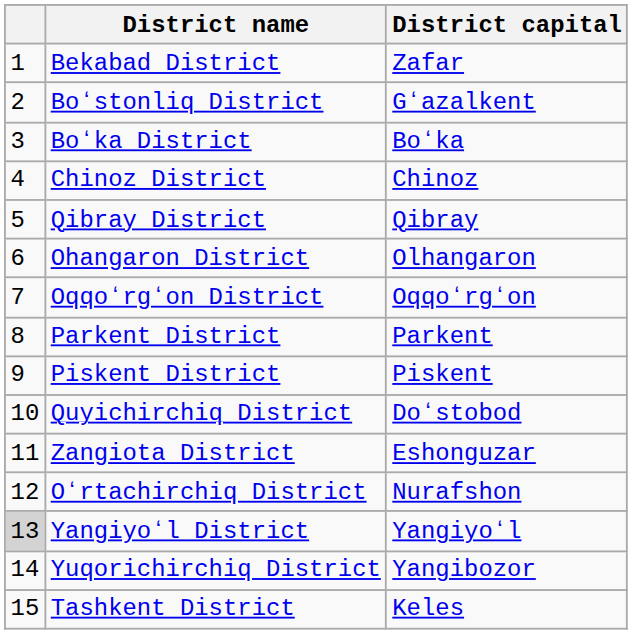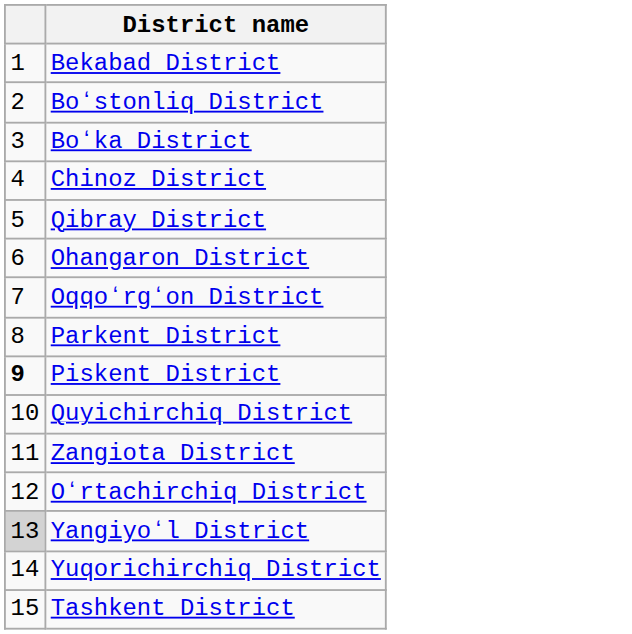- column: (507, 24)
(18, 375) normal -> (18, 375) bold
